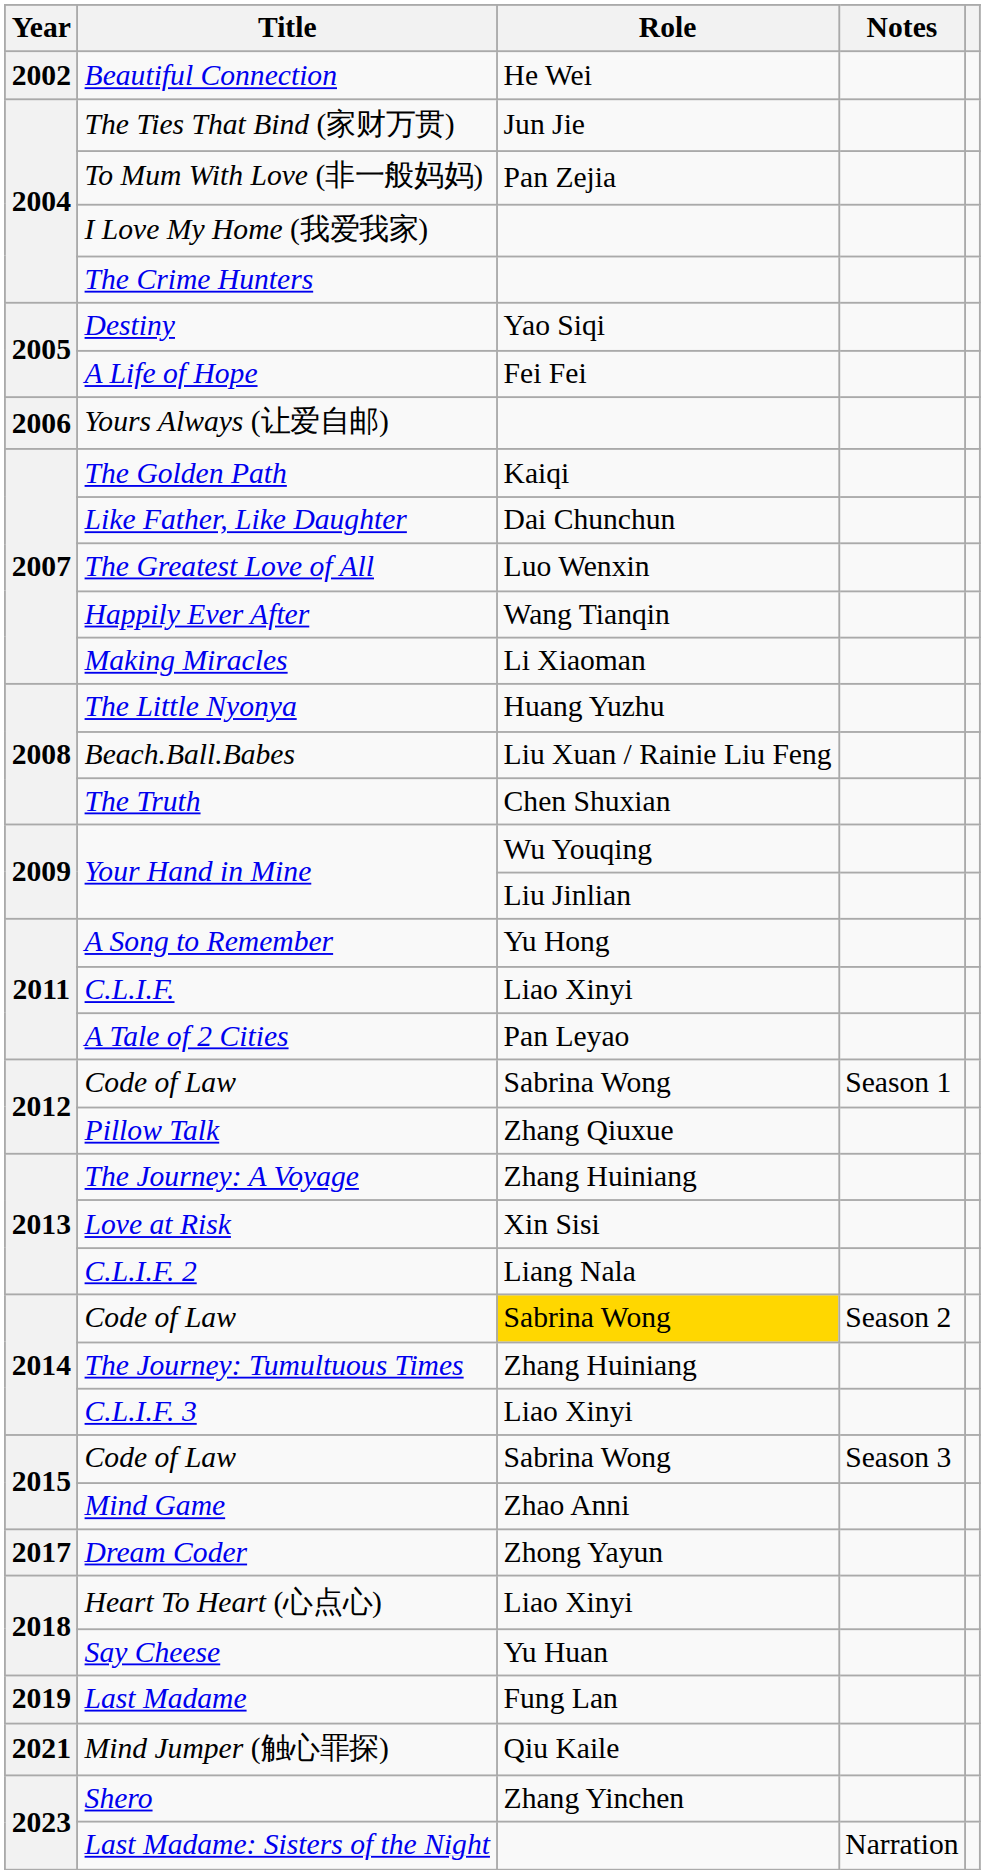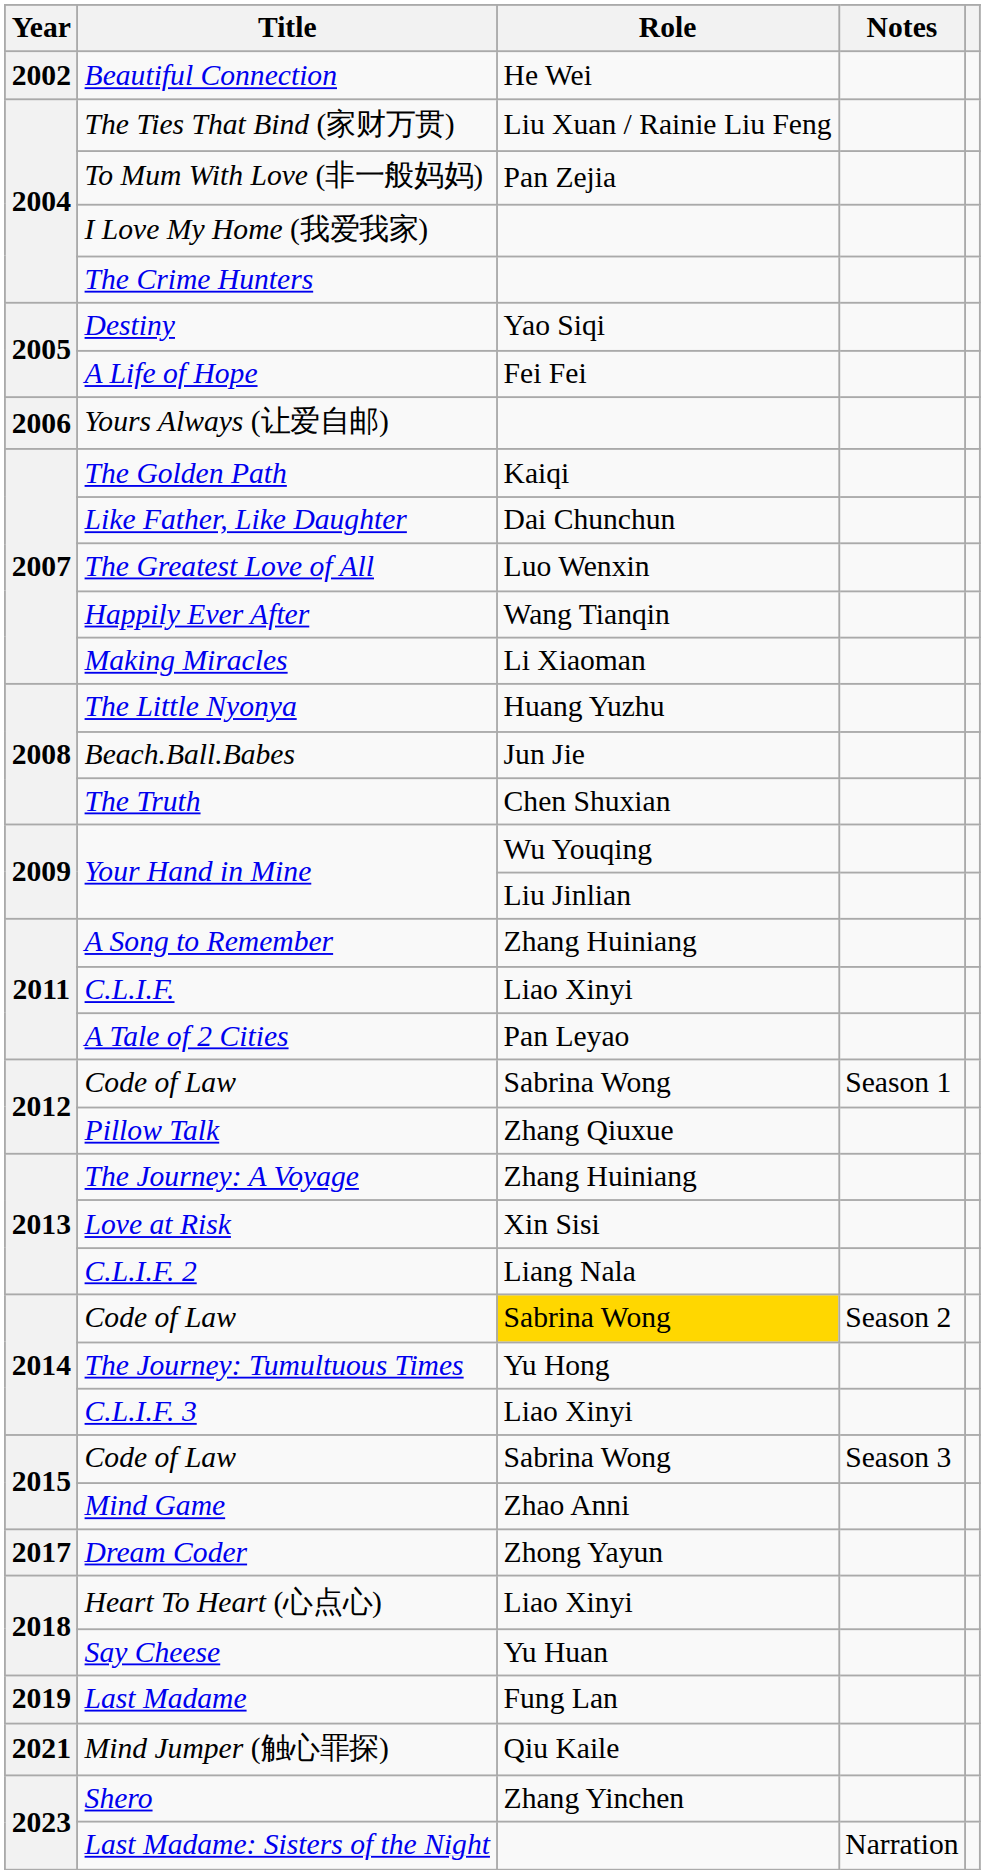(544, 124) Jun Jie -> (668, 124) Liu Xuan / Rainie Liu Feng
(668, 754) Liu Xuan / Rainie Liu Feng -> (544, 754) Jun Jie
(557, 942) Yu Hong -> (600, 942) Zhang Huiniang
(600, 1364) Zhang Huiniang -> (557, 1364) Yu Hong
